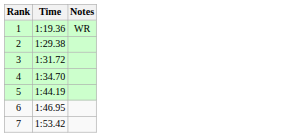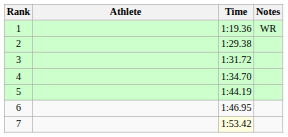+ column: (126, 12)
(50, 124) no background -> (236, 124) lightyellow background
